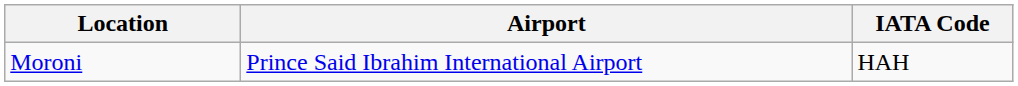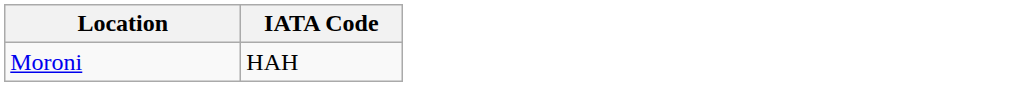- column: (546, 23)
